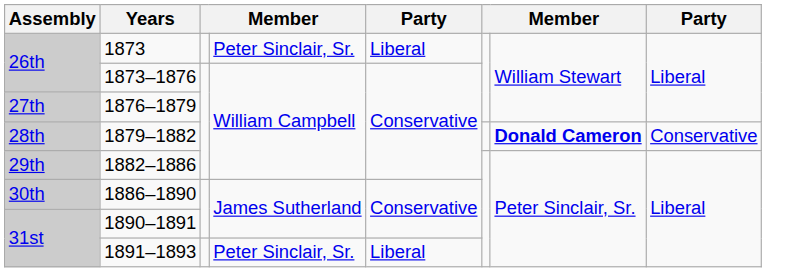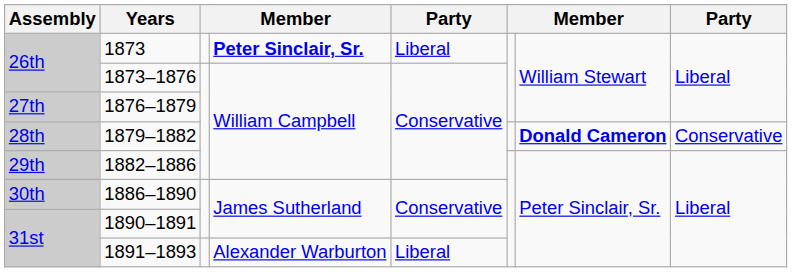(284, 48) normal -> (288, 48) bold
(284, 252) Peter Sinclair, Sr. -> (300, 252) Alexander Warburton
